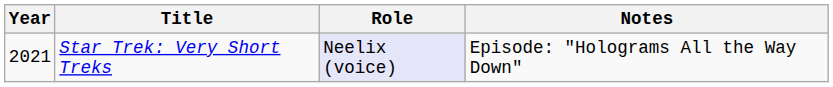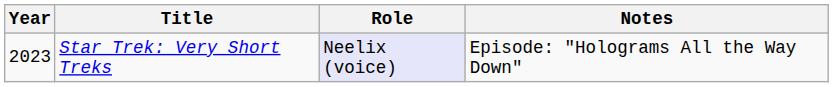(30, 58) 2021 -> (30, 58) 2023
